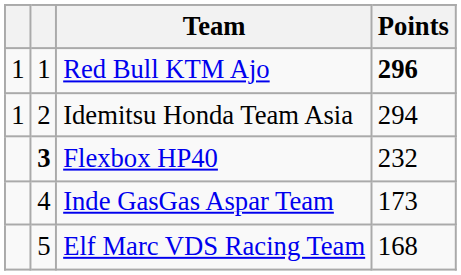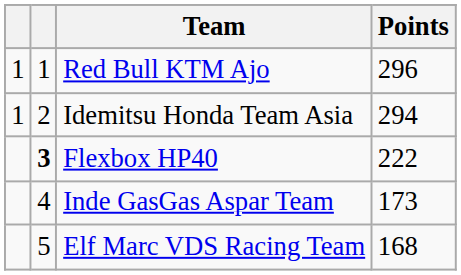(398, 70) bold -> (398, 70) normal
(398, 158) 232 -> (398, 158) 222
